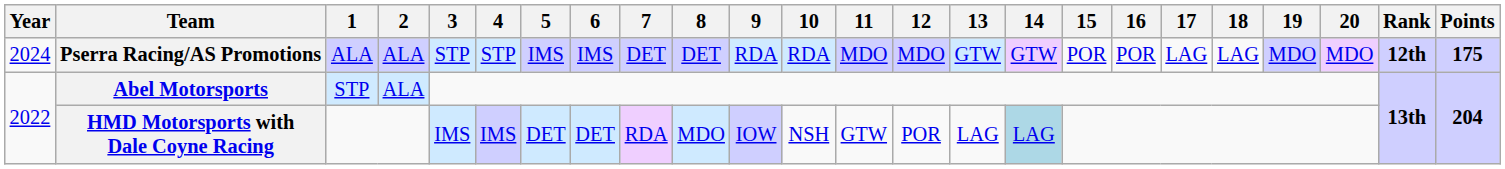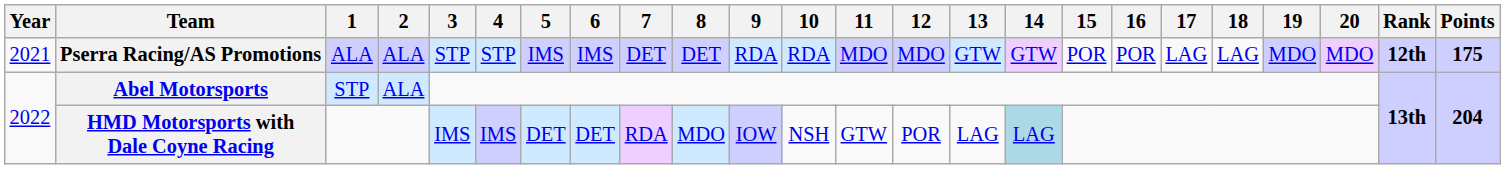(30, 54) 2024 -> (30, 54) 2021
